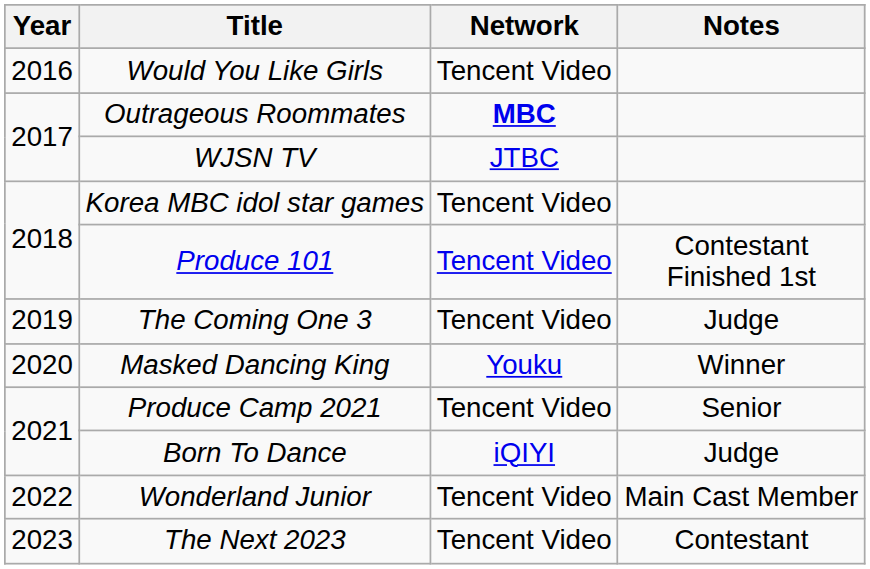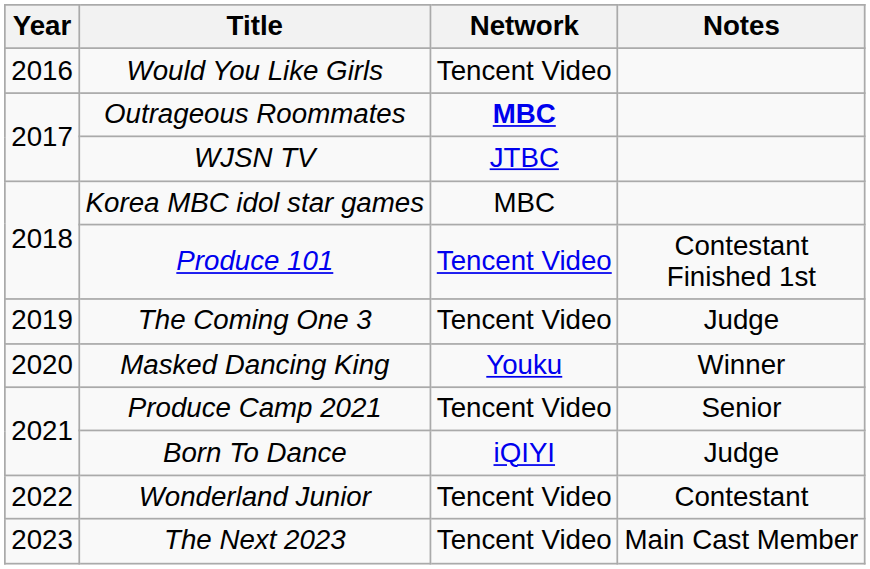(524, 202) Tencent Video -> (524, 202) MBC
(741, 496) Main Cast Member -> (741, 496) Contestant
(741, 540) Contestant -> (741, 540) Main Cast Member
